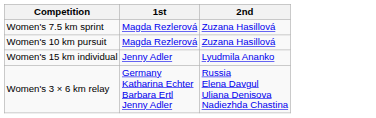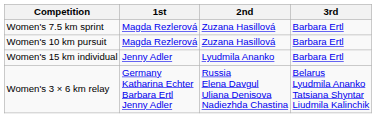+ column: (331, 12)
